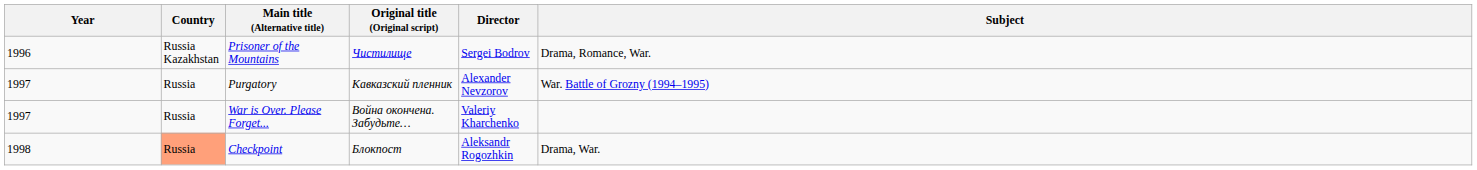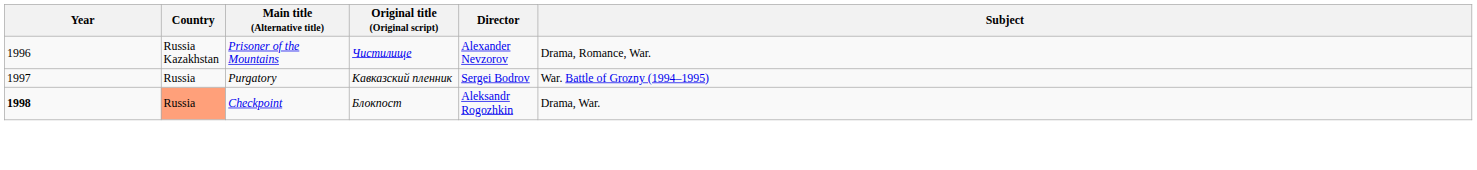(495, 52) Sergei Bodrov -> (486, 52) Alexander Nevzorov
(486, 84) Alexander Nevzorov -> (495, 78) Sergei Bodrov
- row: (275, 116)
(19, 148) normal -> (19, 103) bold
